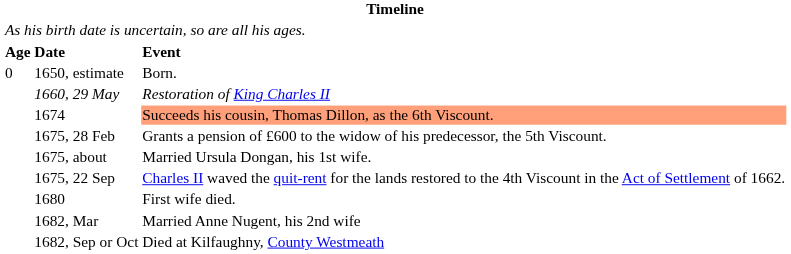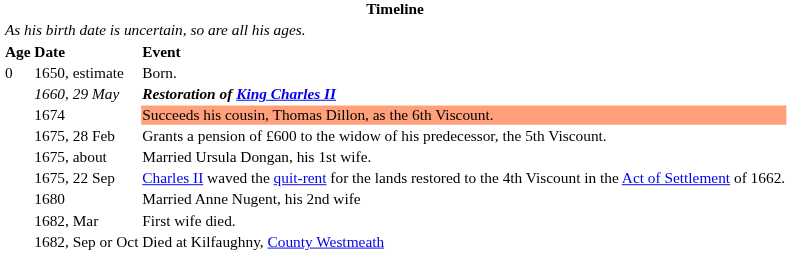(236, 94) normal -> (239, 94) bold
(189, 199) First wife died. -> (251, 199) Married Anne Nugent, his 2nd wife
(251, 220) Married Anne Nugent, his 2nd wife -> (189, 220) First wife died.
